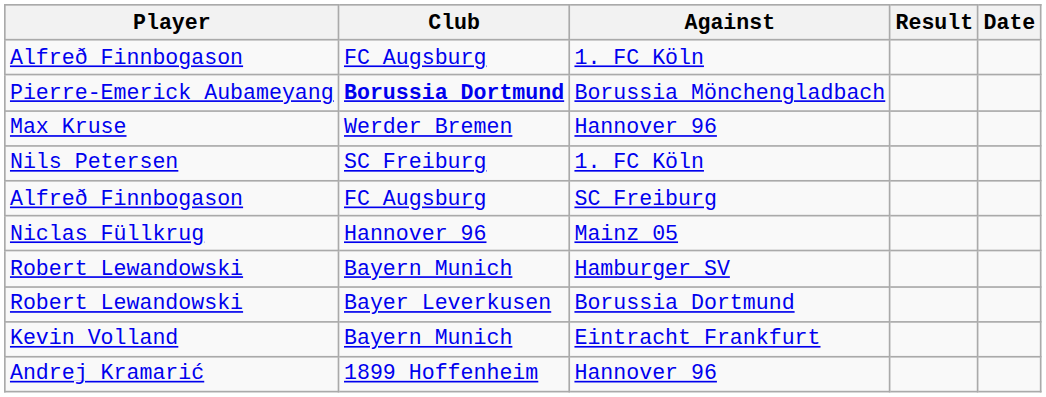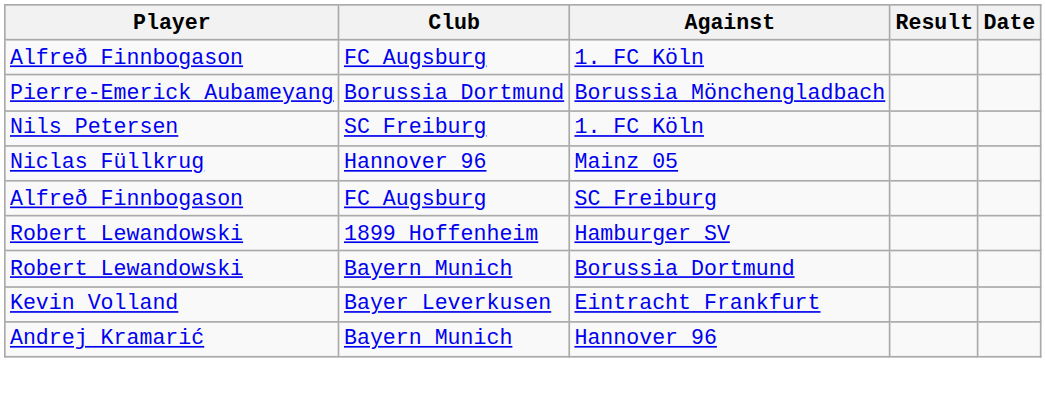(454, 93) bold -> (454, 93) normal
- row: (68, 128)
rows swapped: (127, 198) <-> (107, 233)
(428, 269) Bayern Munich -> (441, 233) 1899 Hoffenheim
(448, 304) Bayer Leverkusen -> (428, 269) Bayern Munich
(428, 339) Bayern Munich -> (448, 304) Bayer Leverkusen
(441, 374) 1899 Hoffenheim -> (428, 339) Bayern Munich
